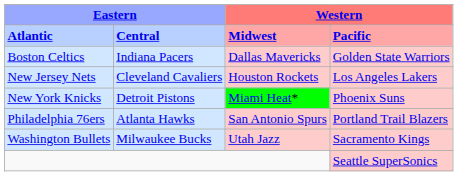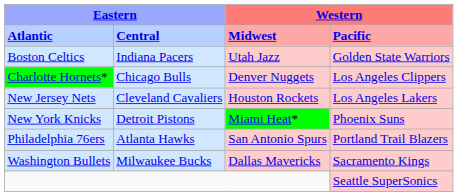(274, 56) Dallas Mavericks -> (254, 56) Utah Jazz
+ row: (58, 77)
(254, 139) Utah Jazz -> (274, 160) Dallas Mavericks
